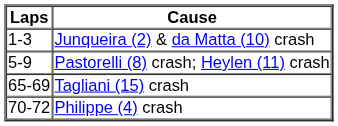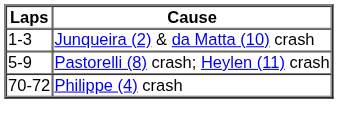- row: (122, 85)
